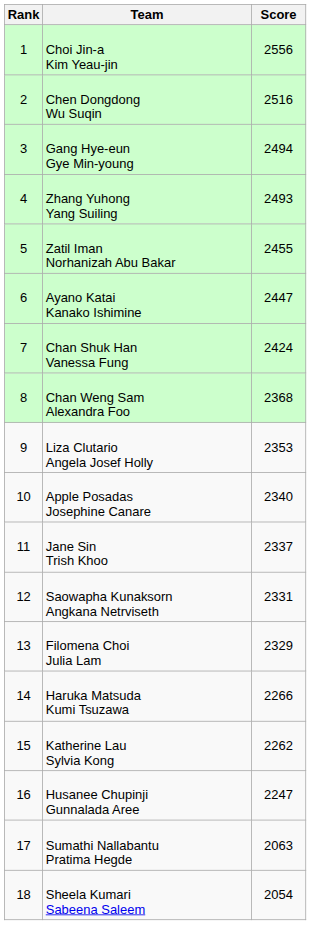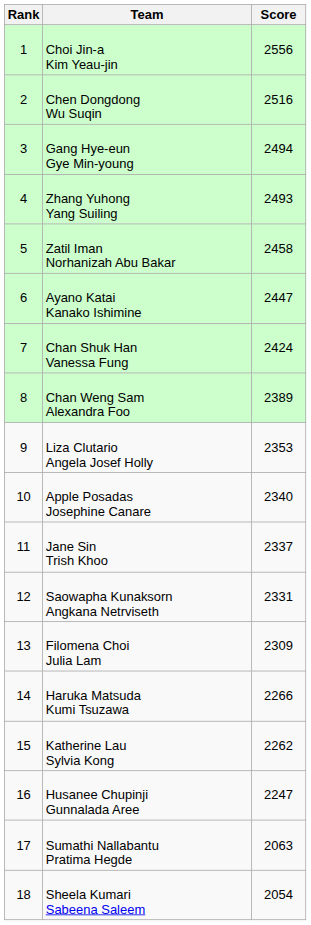(279, 248) 2455 -> (279, 248) 2458
(279, 397) 2368 -> (279, 397) 2389
(279, 646) 2329 -> (279, 646) 2309
